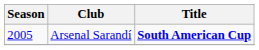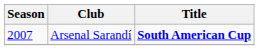(20, 34) 2005 -> (20, 34) 2007
